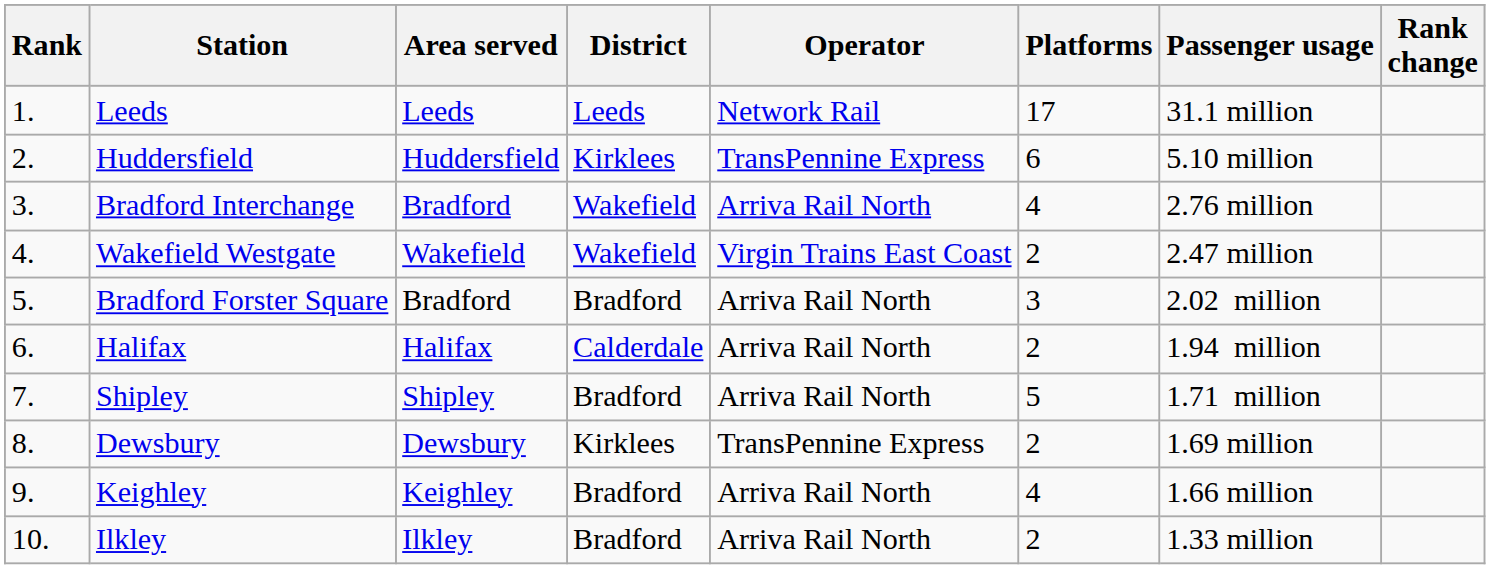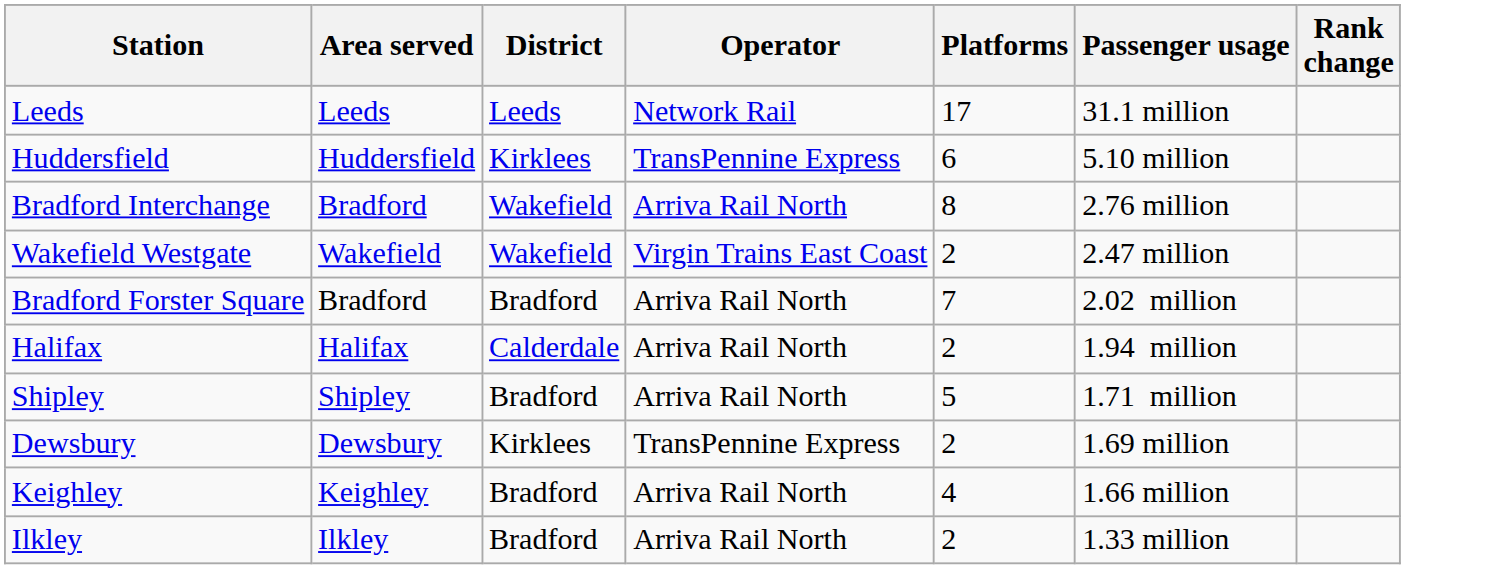- column: (47, 45)
(1033, 205) 4 -> (949, 205) 8
(1033, 300) 3 -> (949, 300) 7
